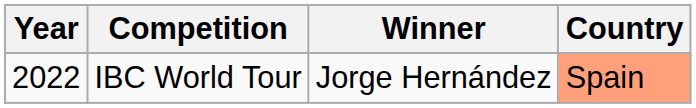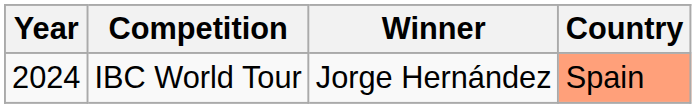(46, 77) 2022 -> (46, 77) 2024
